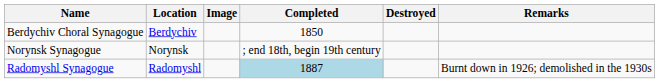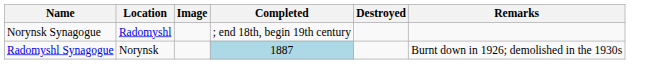- row: (75, 31)
(168, 50) Norynsk -> (145, 31) Radomyshl
(175, 68) Radomyshl -> (139, 50) Norynsk
